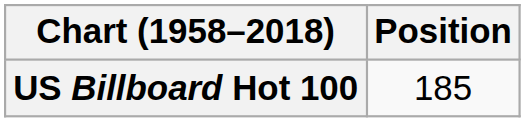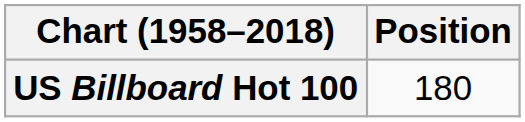(443, 87) 185 -> (443, 87) 180
